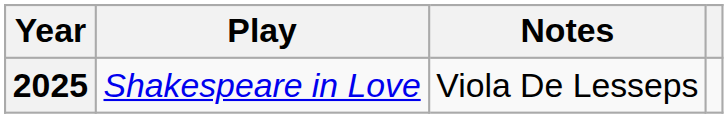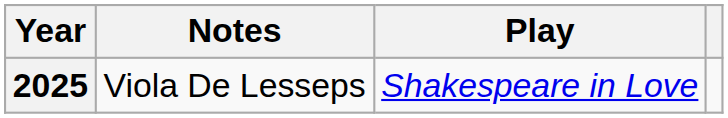columns swapped: (262, 31) <-> (567, 31)
